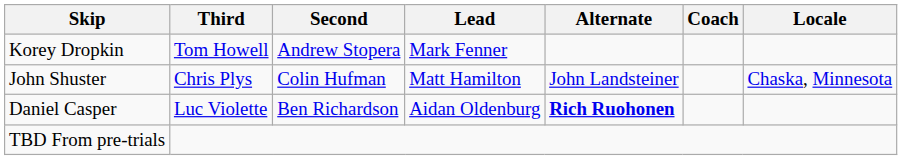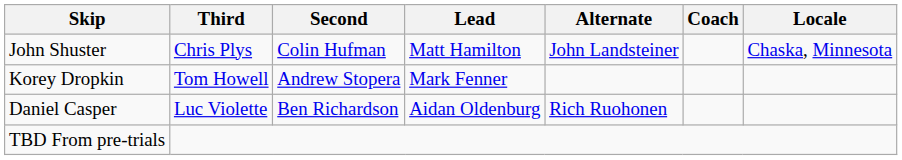rows swapped: (57, 79) <-> (66, 49)
(612, 109) bold -> (608, 109) normal
